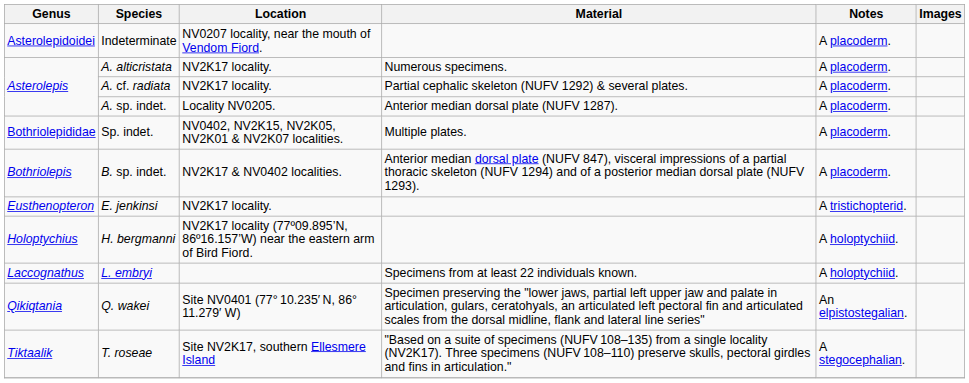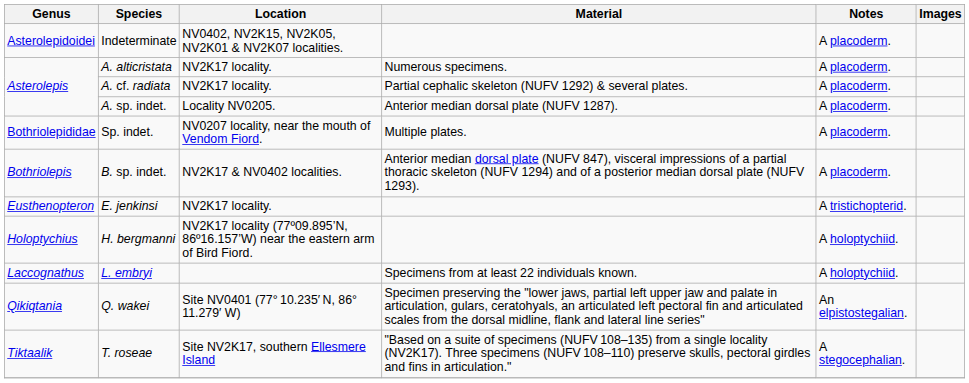(276, 40) NV0207 locality, near the mouth of Vendom Fiord. -> (263, 40) NV0402, NV2K15, NV2K05, NV2K01 & NV2K07 localities.
(263, 132) NV0402, NV2K15, NV2K05, NV2K01 & NV2K07 localities. -> (276, 132) NV0207 locality, near the mouth of Vendom Fiord.
